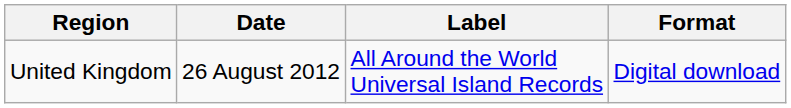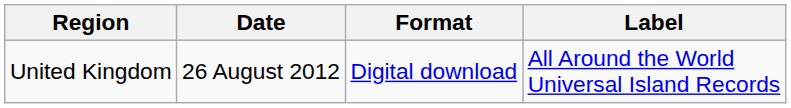columns swapped: (697, 22) <-> (477, 22)
